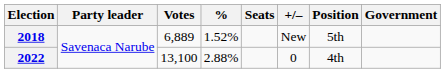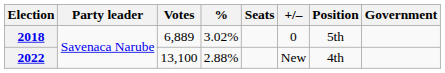(221, 36) 1.52% -> (221, 36) 3.02%
(293, 36) New -> (293, 36) 0
(293, 57) 0 -> (293, 57) New
